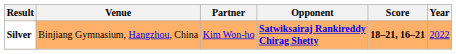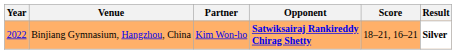columns swapped: (440, 13) <-> (20, 13)
(398, 35) bold -> (390, 35) normal
